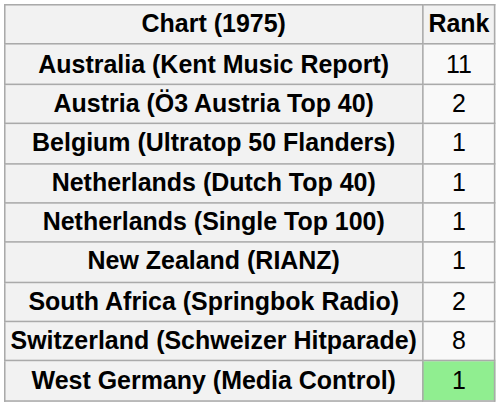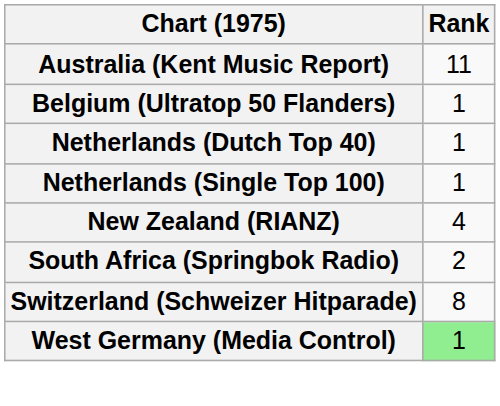- row: (214, 103)
(459, 261) 1 -> (459, 222) 4
